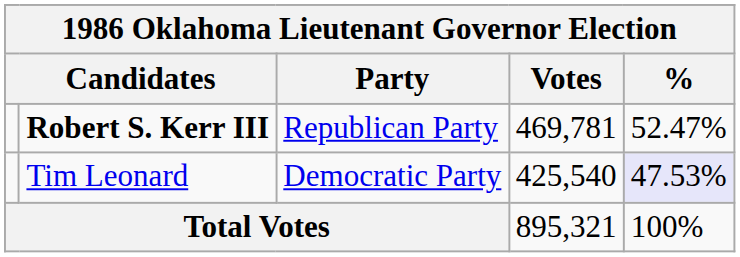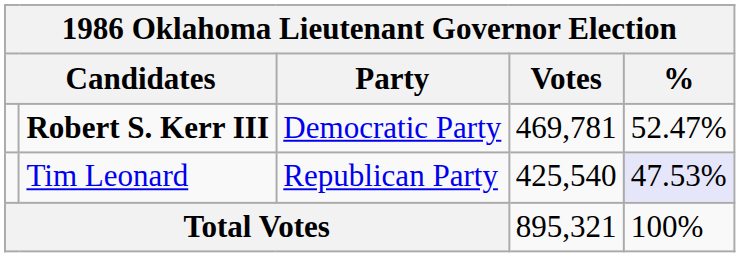(391, 127) Republican Party -> (392, 127) Democratic Party
(392, 176) Democratic Party -> (391, 176) Republican Party
